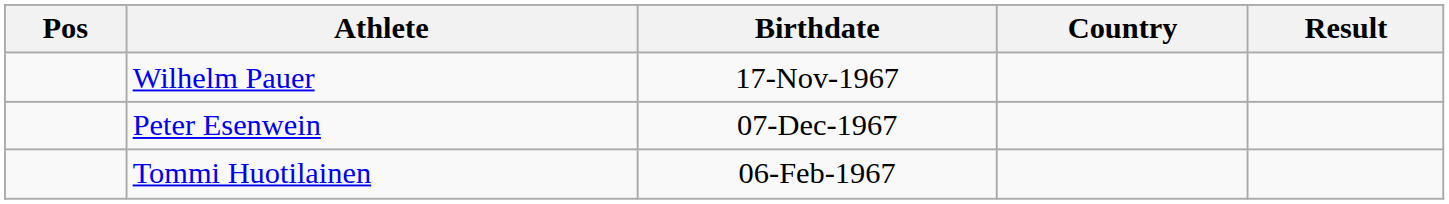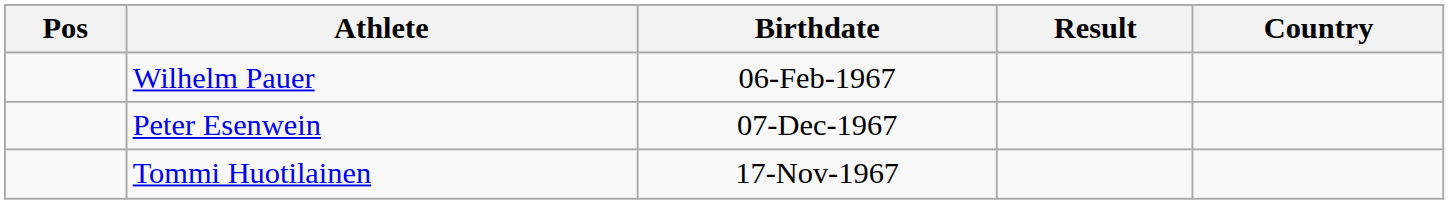columns swapped: (1123, 28) <-> (1346, 28)
(817, 76) 17-Nov-1967 -> (817, 76) 06-Feb-1967
(817, 173) 06-Feb-1967 -> (817, 173) 17-Nov-1967
